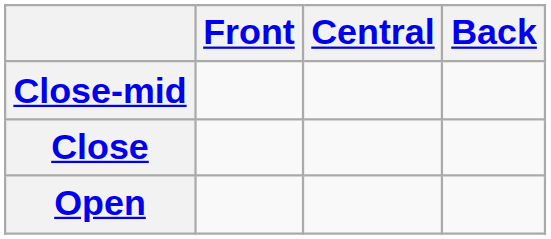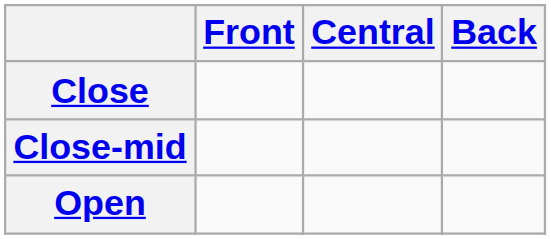rows swapped: (100, 146) <-> (100, 89)
